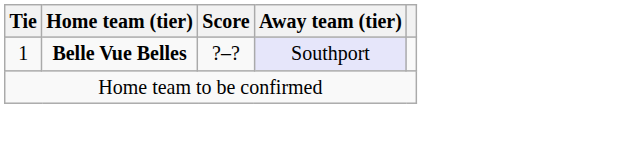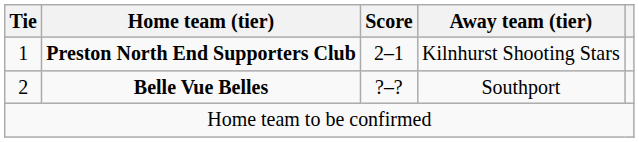+ row: (201, 53)
(23, 53) 1 -> (23, 86) 2
(330, 53) lavender background -> (521, 86) no background
